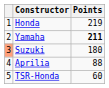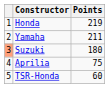(95, 38) bold -> (95, 38) normal
(98, 64) 88 -> (98, 64) 75
